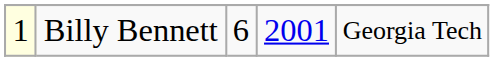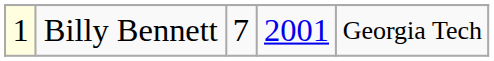(241, 30) 6 -> (241, 30) 7
